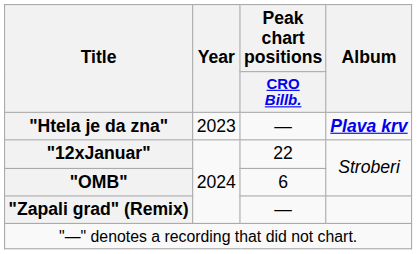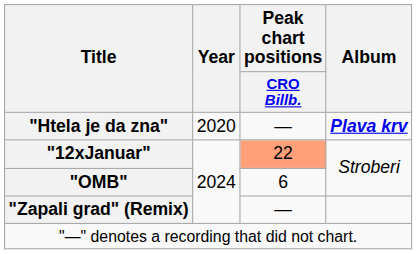(216, 126) 2023 -> (216, 126) 2020
(283, 153) no background -> (283, 153) lightsalmon background
